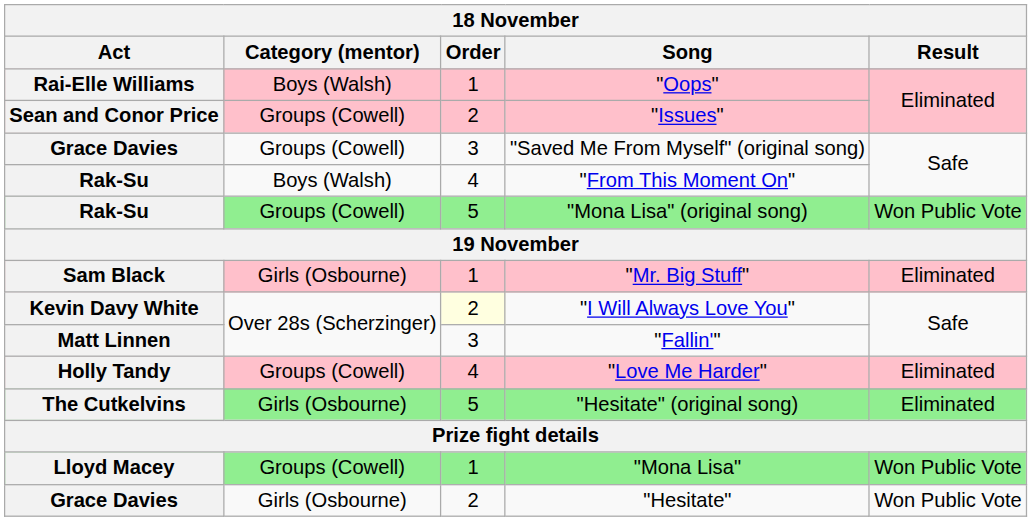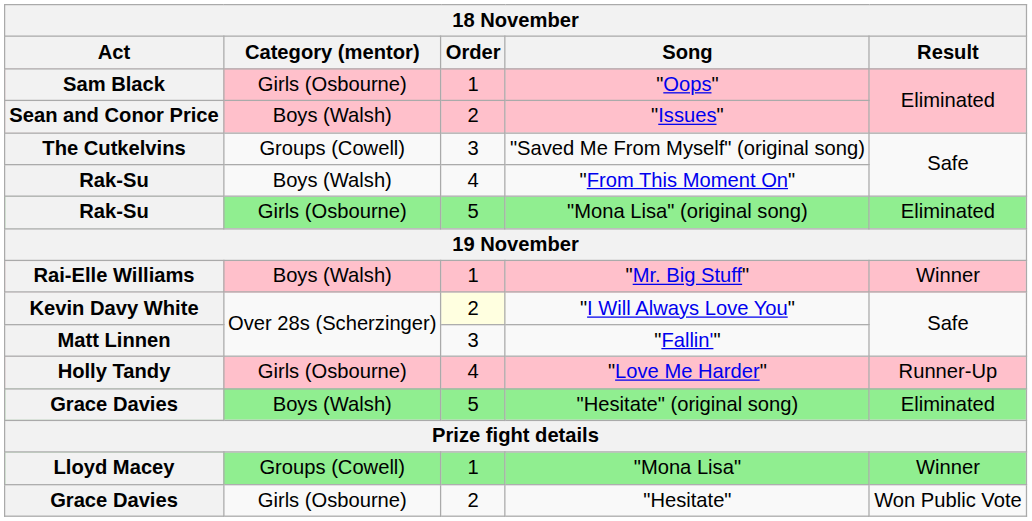(114, 84) Rai-Elle Williams -> (114, 84) Sam Black
(332, 84) Boys (Walsh) -> (332, 84) Girls (Osbourne)
(332, 116) Groups (Cowell) -> (332, 116) Boys (Walsh)
(114, 148) Grace Davies -> (114, 148) The Cutkelvins
(332, 212) Groups (Cowell) -> (332, 212) Girls (Osbourne)
(948, 212) Won Public Vote -> (948, 212) Eliminated
(114, 276) Sam Black -> (114, 276) Rai-Elle Williams
(332, 276) Girls (Osbourne) -> (332, 276) Boys (Walsh)
(948, 276) Eliminated -> (948, 276) Winner
(332, 372) Groups (Cowell) -> (332, 372) Girls (Osbourne)
(948, 372) Eliminated -> (948, 372) Runner-Up
(114, 404) The Cutkelvins -> (114, 404) Grace Davies
(332, 404) Girls (Osbourne) -> (332, 404) Boys (Walsh)
(948, 468) Won Public Vote -> (948, 468) Winner
